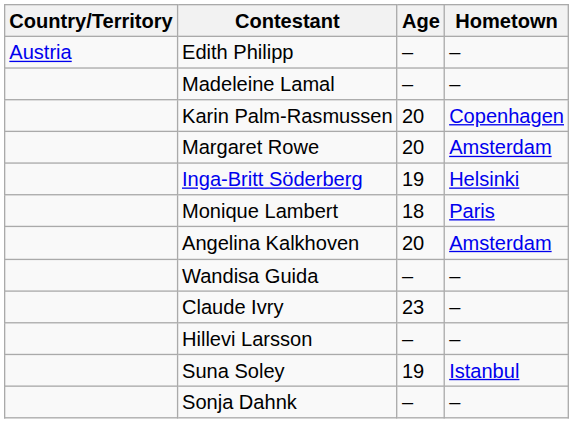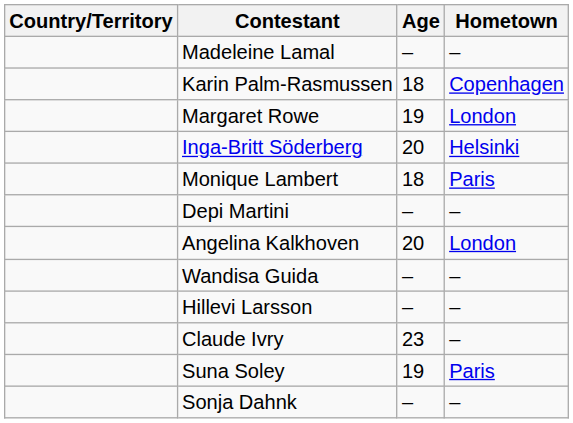- row: (238, 52)
(413, 116) 20 -> (413, 84) 18
(413, 148) 20 -> (413, 116) 19
(500, 148) Amsterdam -> (483, 116) London
(413, 180) 19 -> (413, 148) 20
+ row: (235, 211)
(500, 243) Amsterdam -> (483, 243) London
rows swapped: (247, 338) <-> (233, 307)
(484, 370) Istanbul -> (472, 370) Paris
